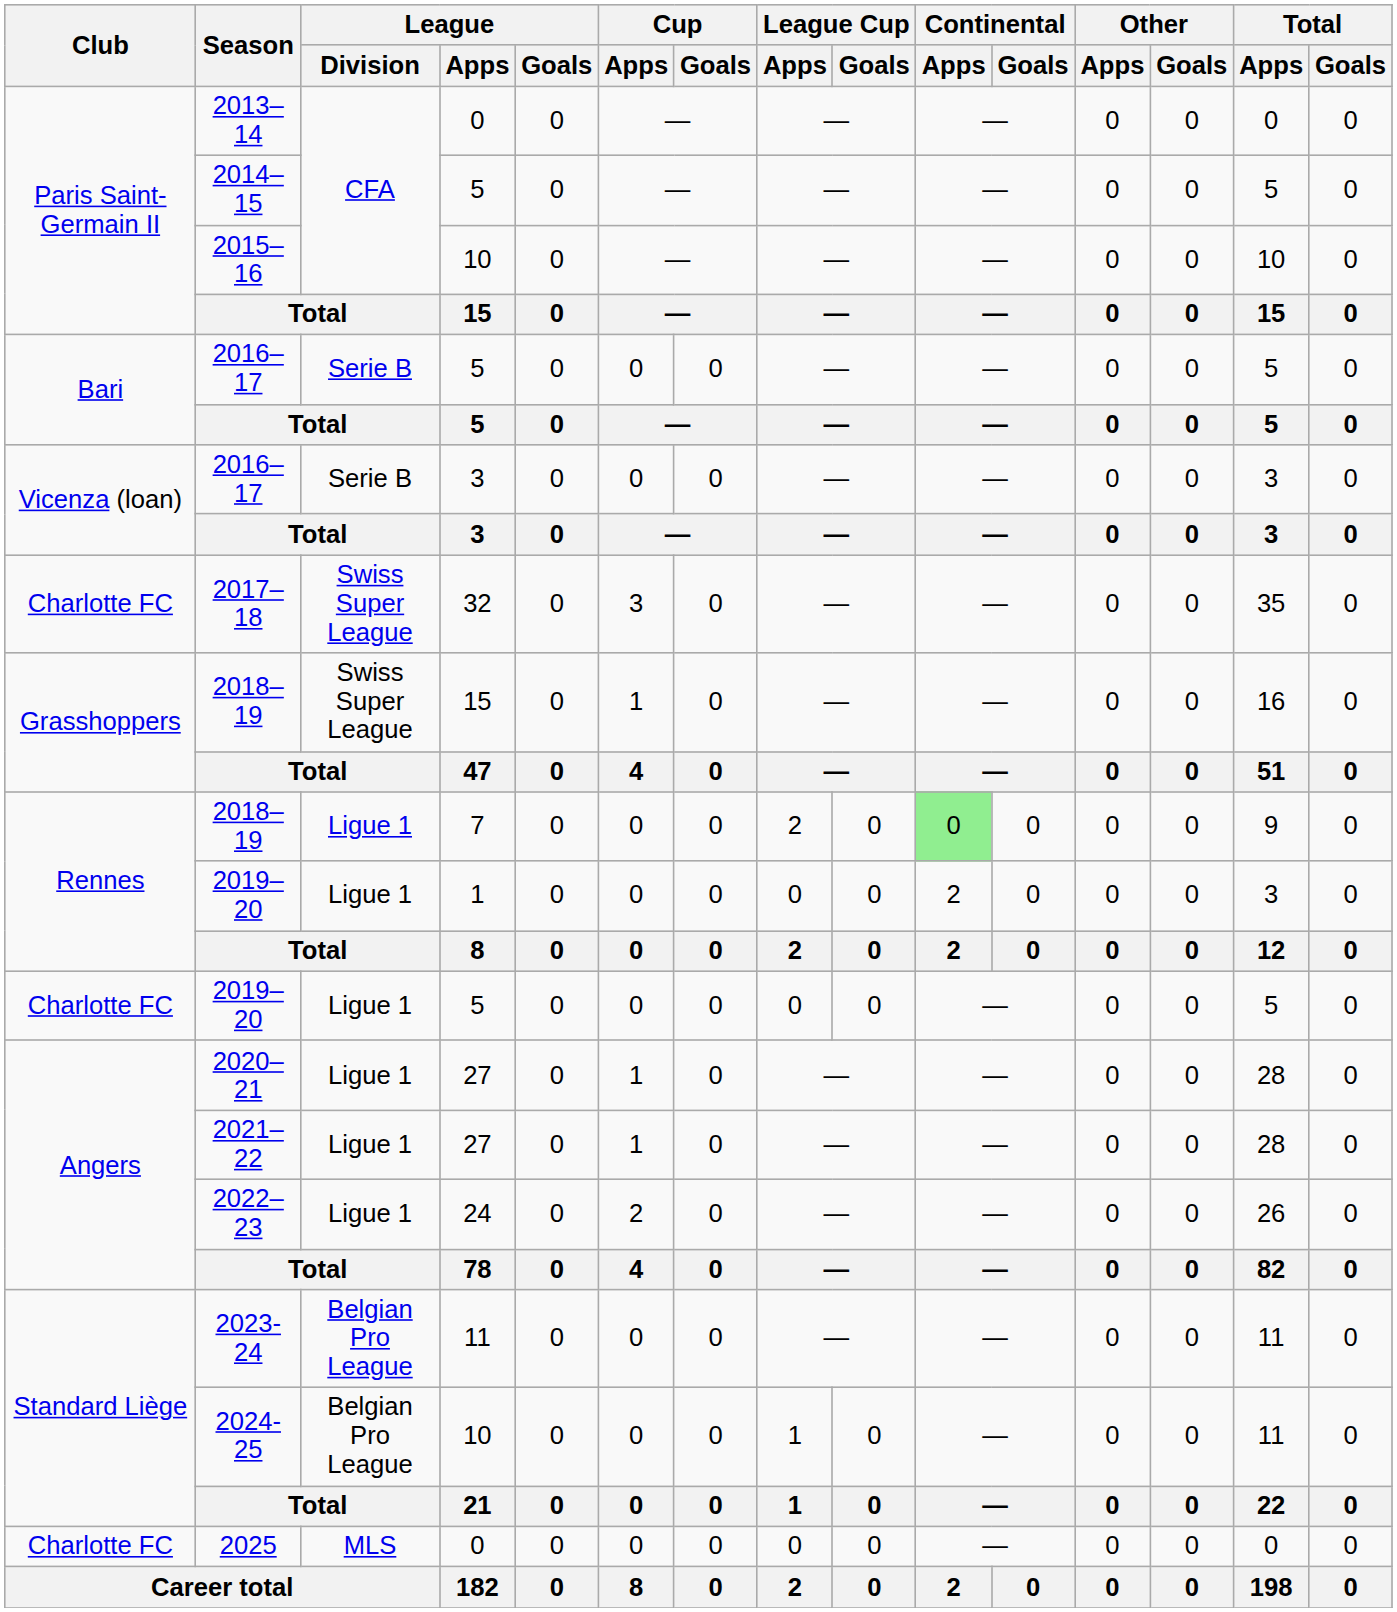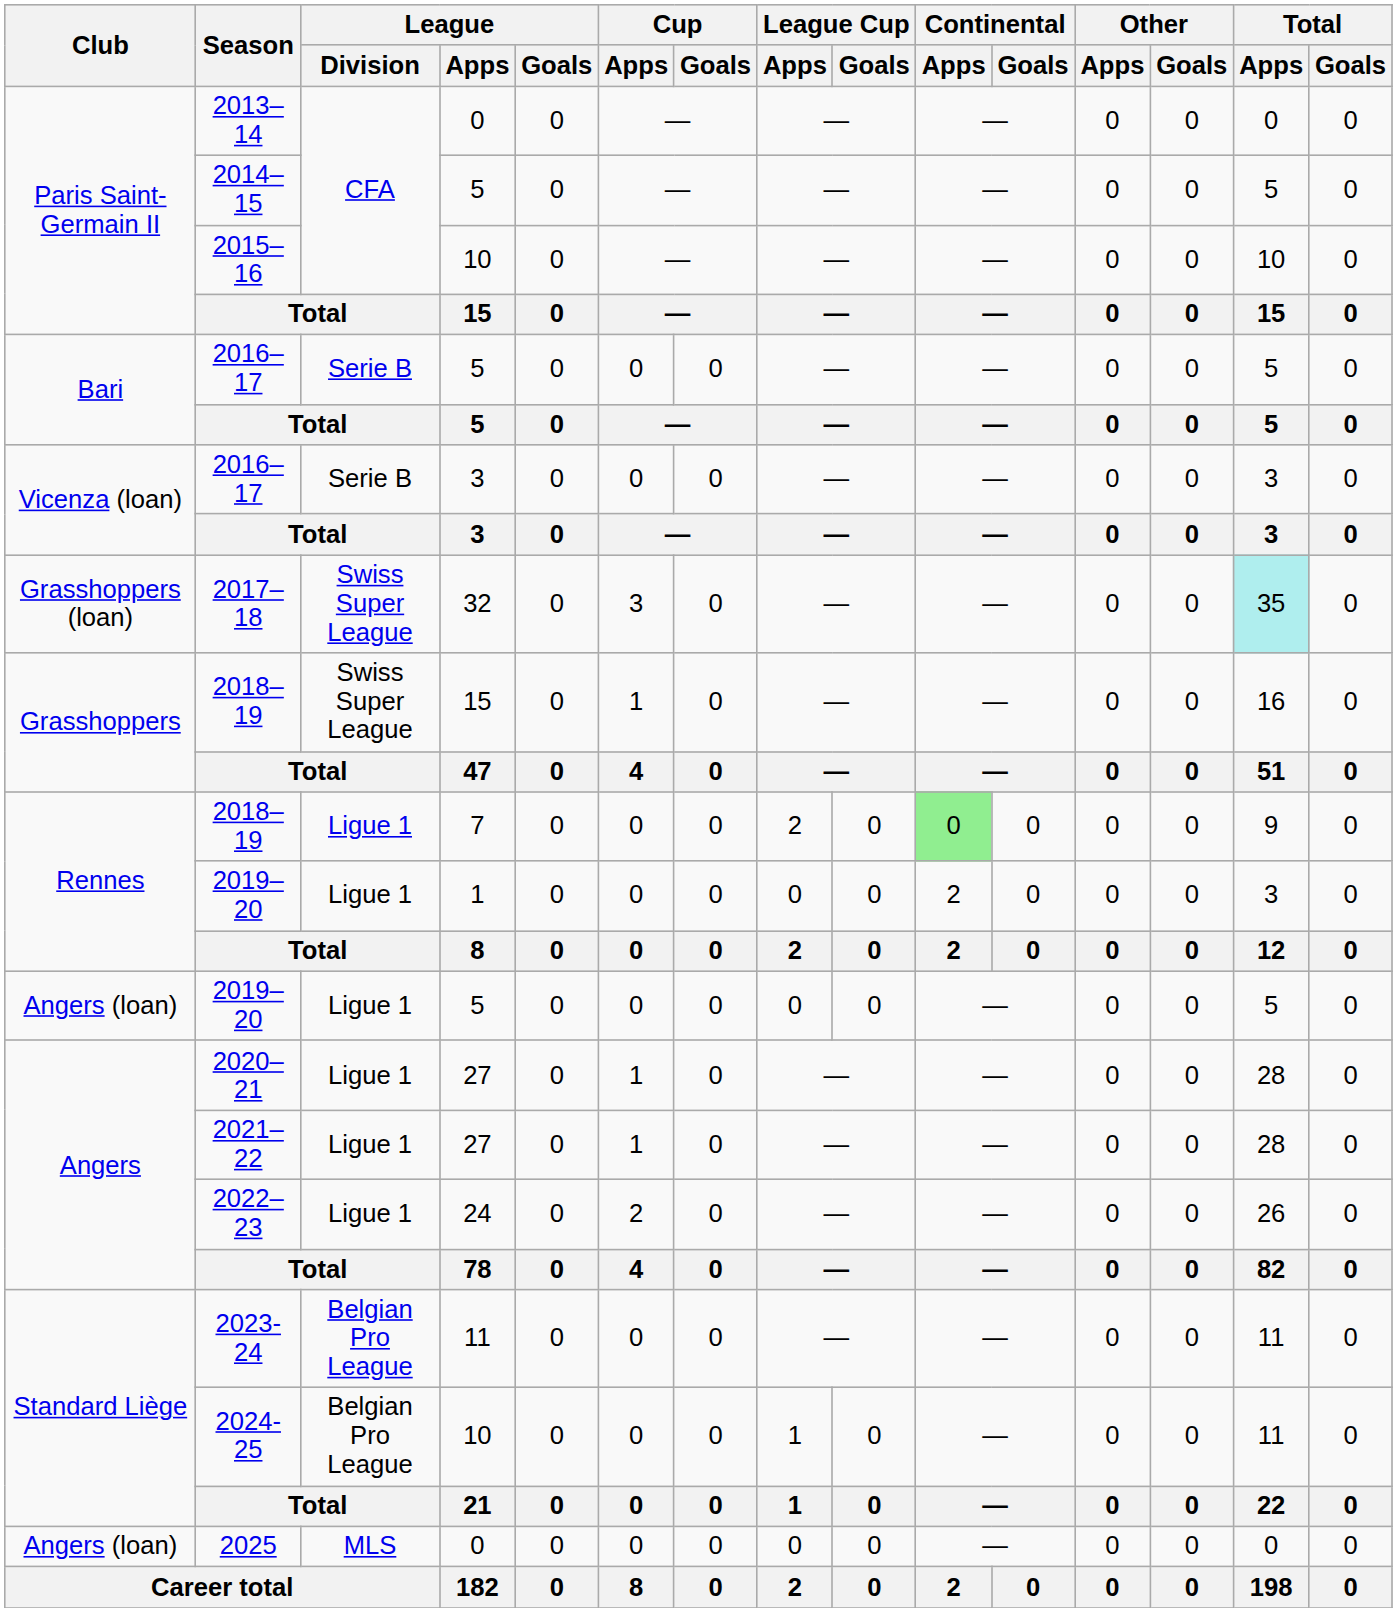(100, 603) Charlotte FC -> (100, 603) Grasshoppers (loan)
(1271, 603) no background -> (1271, 603) paleturquoise background
(100, 1005) Charlotte FC -> (100, 1005) Angers (loan)
(100, 1546) Charlotte FC -> (100, 1546) Angers (loan)
